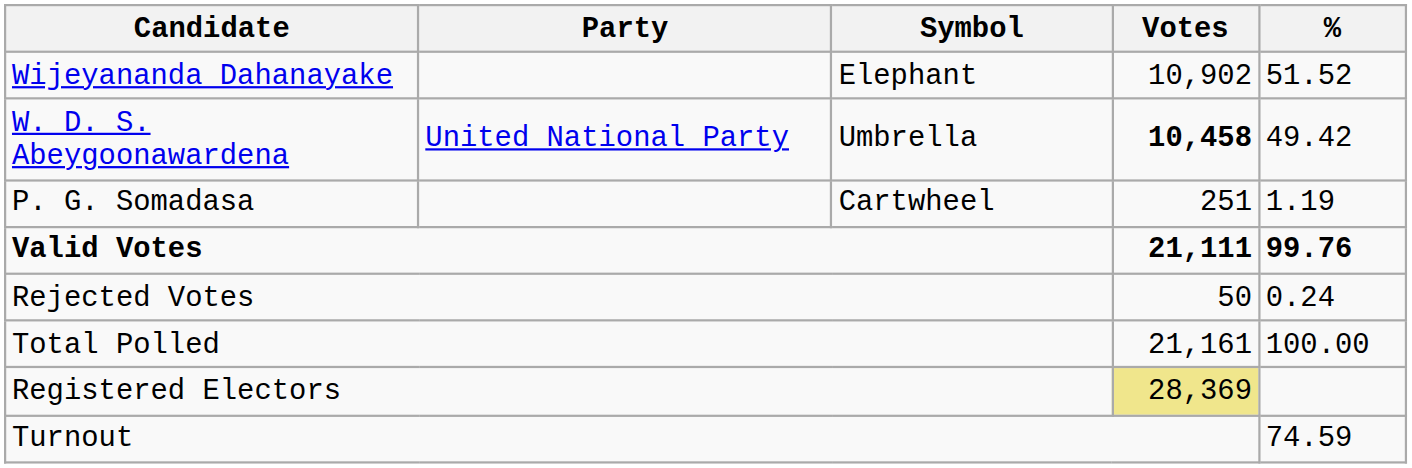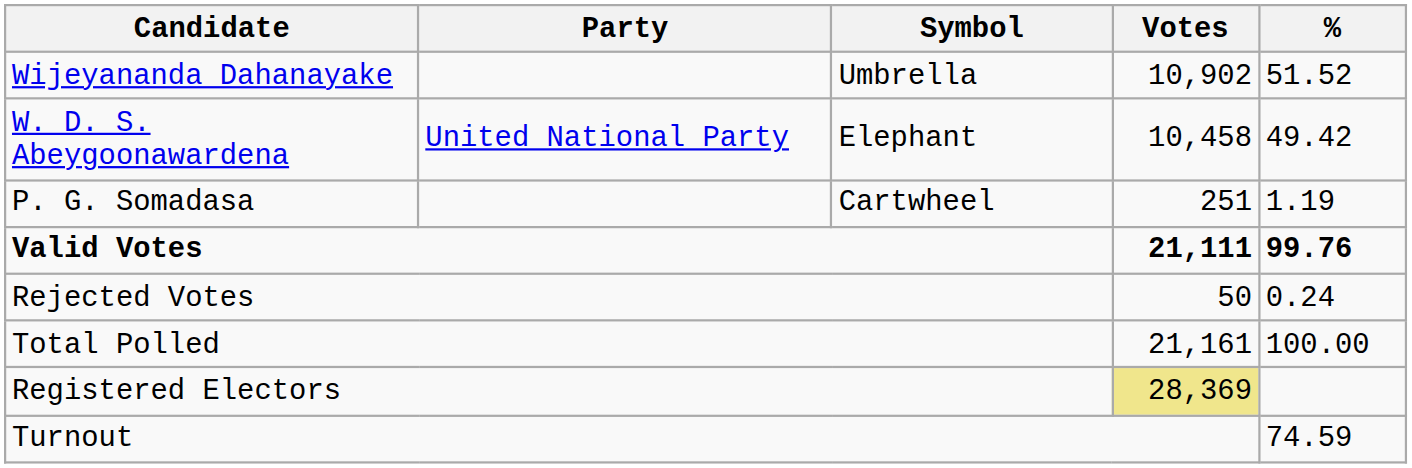(908, 76) Elephant -> (908, 76) Umbrella
(908, 139) Umbrella -> (908, 139) Elephant
(1200, 139) bold -> (1200, 139) normal
